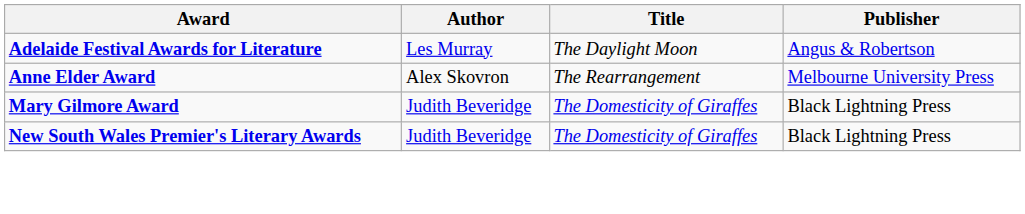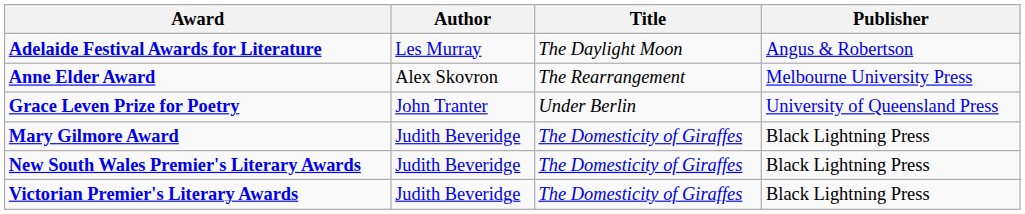+ row: (124, 106)
+ row: (154, 194)
